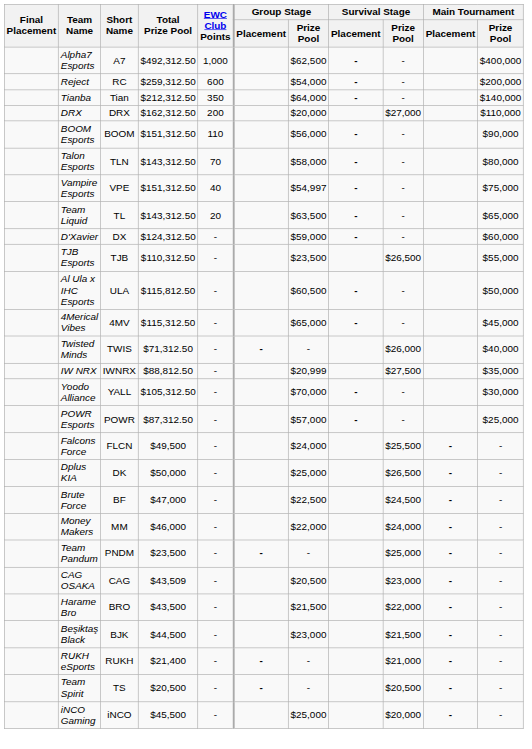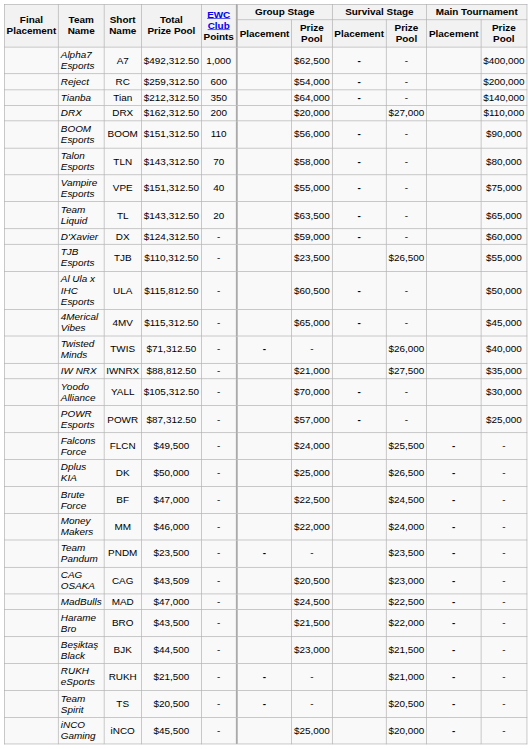(308, 188) $54,997 -> (312, 188) $55,000
(308, 371) $20,999 -> (312, 371) $21,000
(403, 553) $25,000 -> (406, 553) $23,500
+ row: (81, 601)
(168, 661) $21,400 -> (171, 677) $21,500
